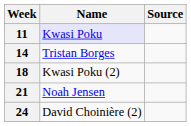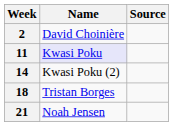+ row: (22, 33)
(78, 53) Tristan Borges -> (81, 72) Kwasi Poku (2)
(81, 72) Kwasi Poku (2) -> (78, 92) Tristan Borges
- row: (22, 111)
